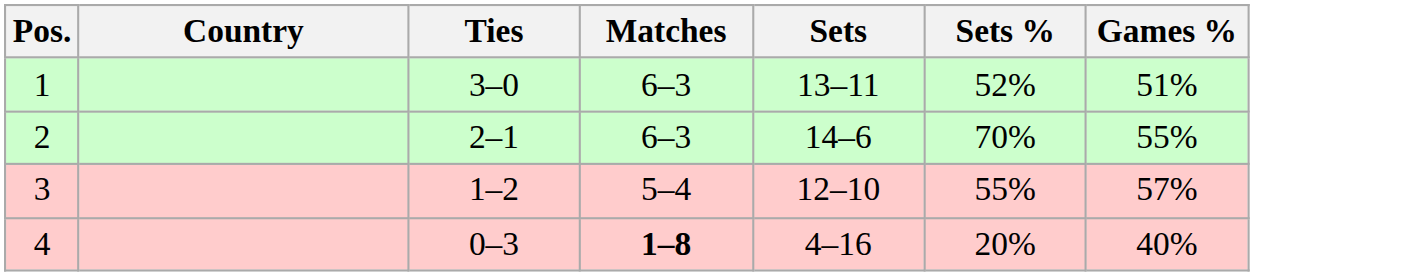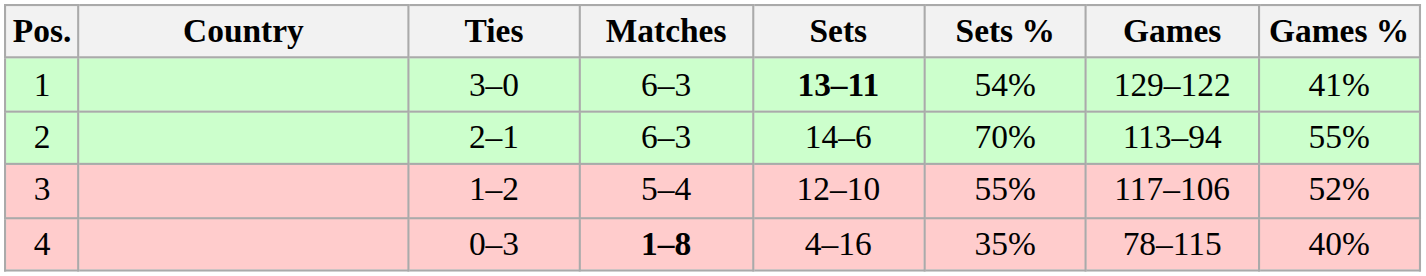+ column: (1172, 31)
(838, 84) normal -> (838, 84) bold
(1005, 84) 52% -> (1005, 84) 54%
(1167, 84) 51% -> (1339, 84) 41%
(1167, 190) 57% -> (1339, 190) 52%
(1005, 243) 20% -> (1005, 243) 35%
